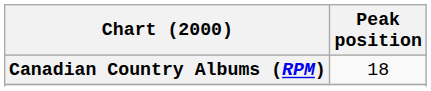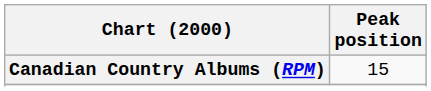(378, 70) 18 -> (378, 70) 15
